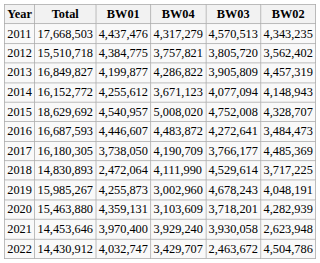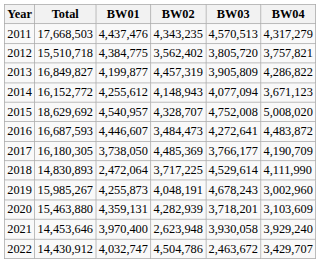columns swapped: (288, 14) <-> (178, 14)
